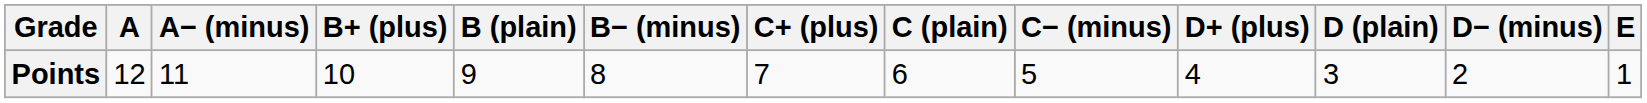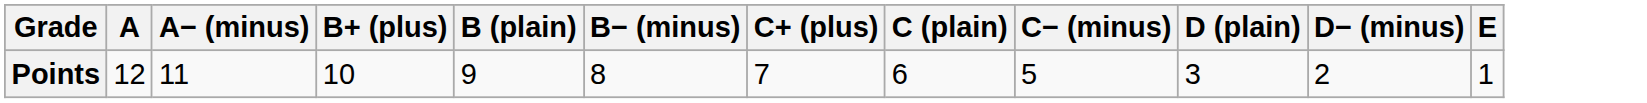- column: (1247, 27)
